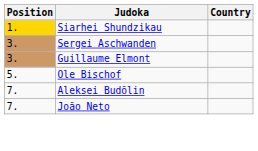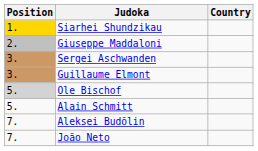+ row: (110, 44)
(12, 75) no background -> (12, 91) lightgrey background
+ row: (95, 106)
